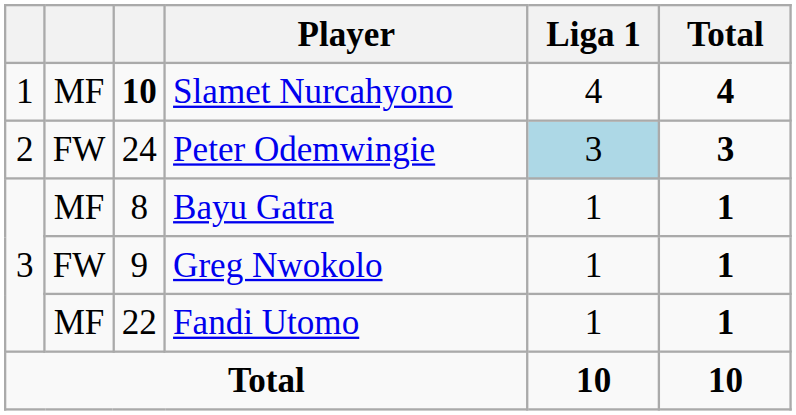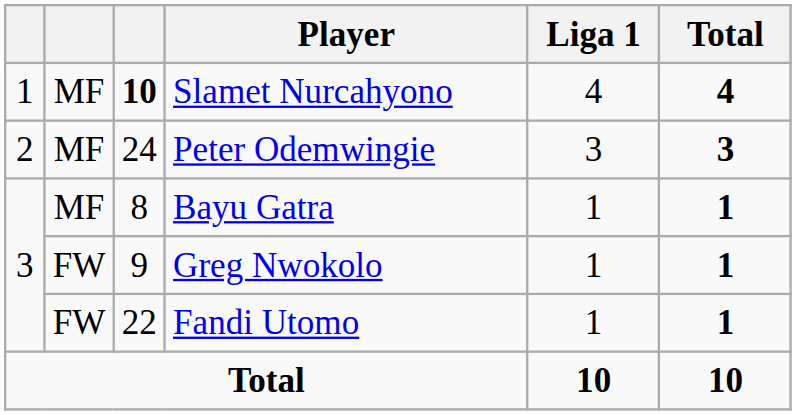(79, 149) FW -> (79, 149) MF
(594, 149) lightblue background -> (594, 149) no background
(79, 323) MF -> (79, 323) FW
